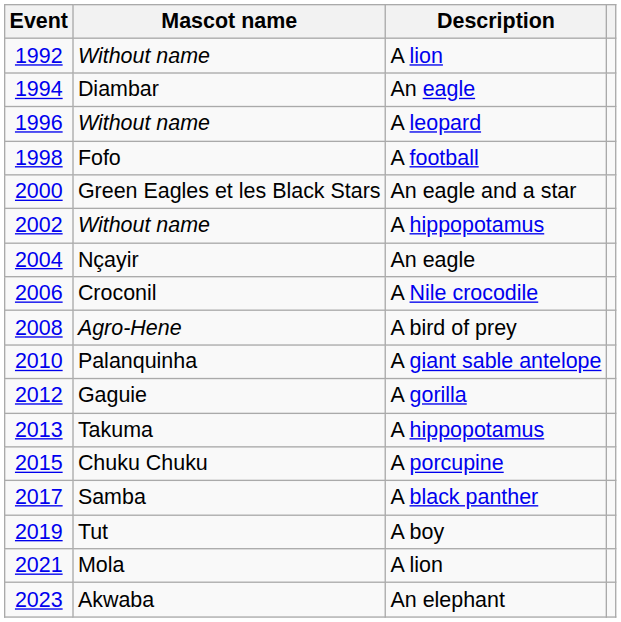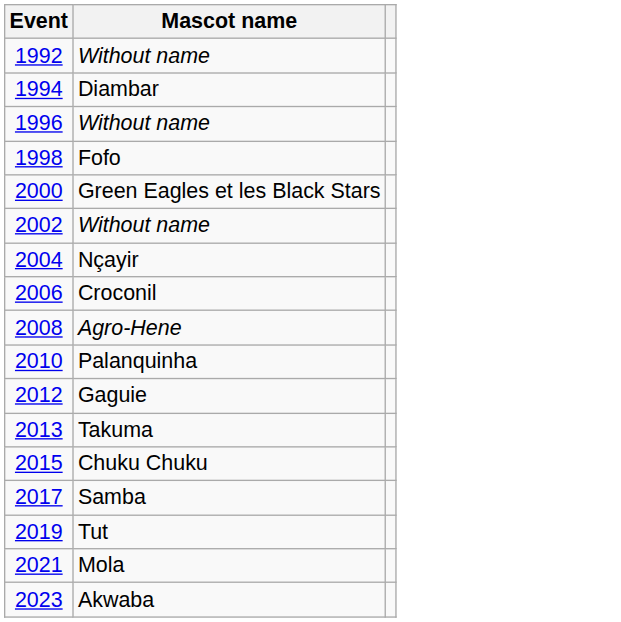- column: (496, 21)
